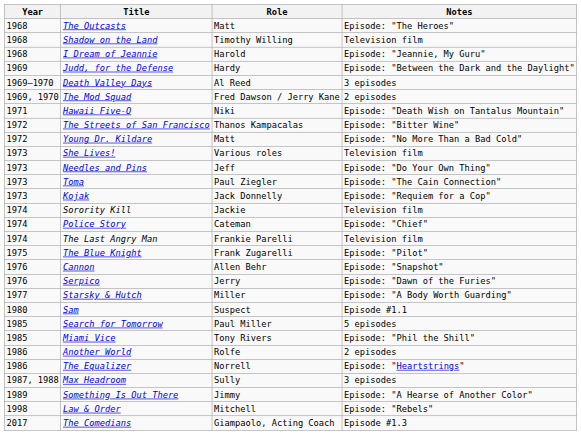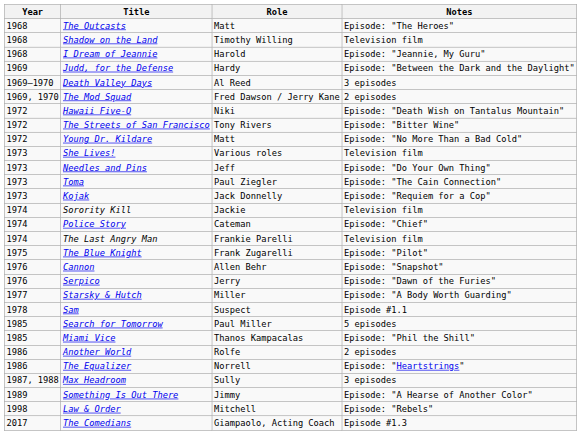(17, 111) 1971 -> (17, 111) 1972
(259, 125) Thanos Kampacalas -> (243, 125) Tony Rivers
(17, 310) 1980 -> (17, 310) 1978
(243, 338) Tony Rivers -> (259, 338) Thanos Kampacalas
